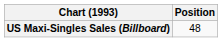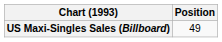(195, 28) 48 -> (195, 28) 49
